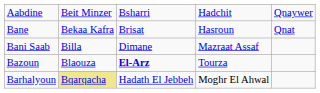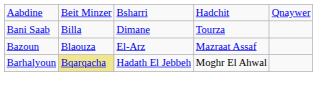- row: (18, 29)
(229, 46) Mazraat Assaf -> (210, 29) Tourza
(134, 63) bold -> (131, 46) normal
(213, 63) Tourza -> (226, 46) Mazraat Assaf
